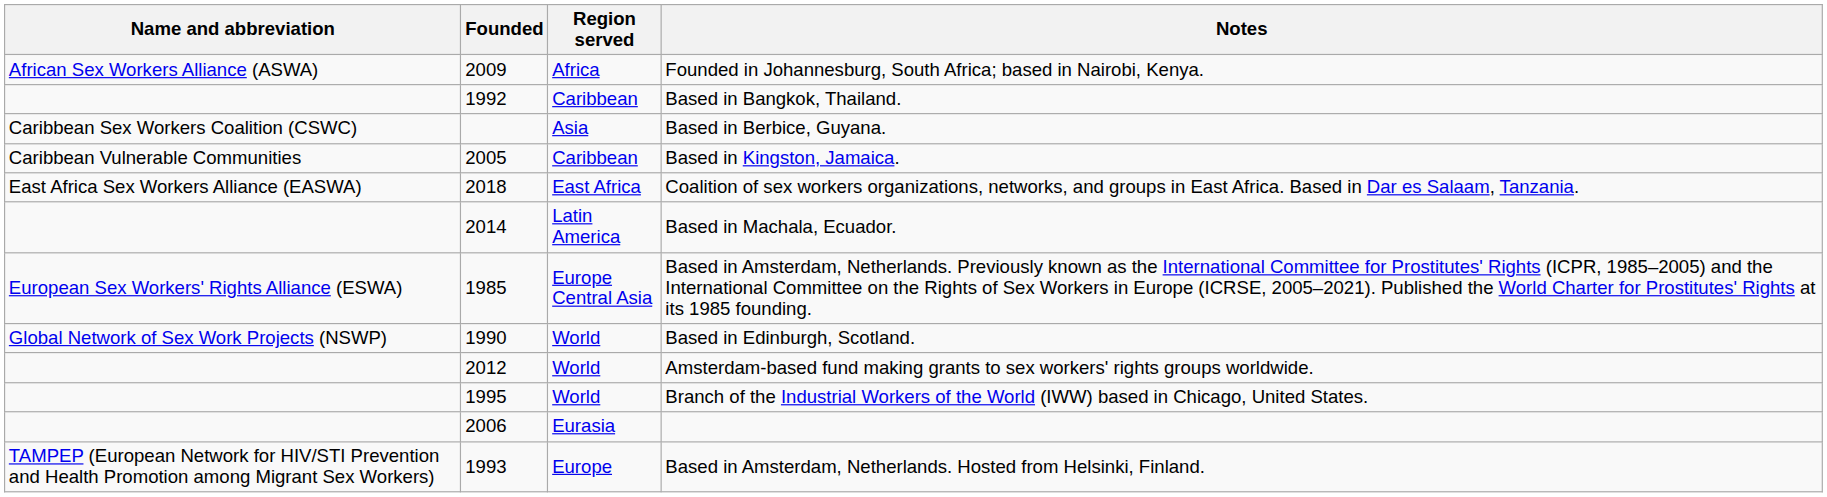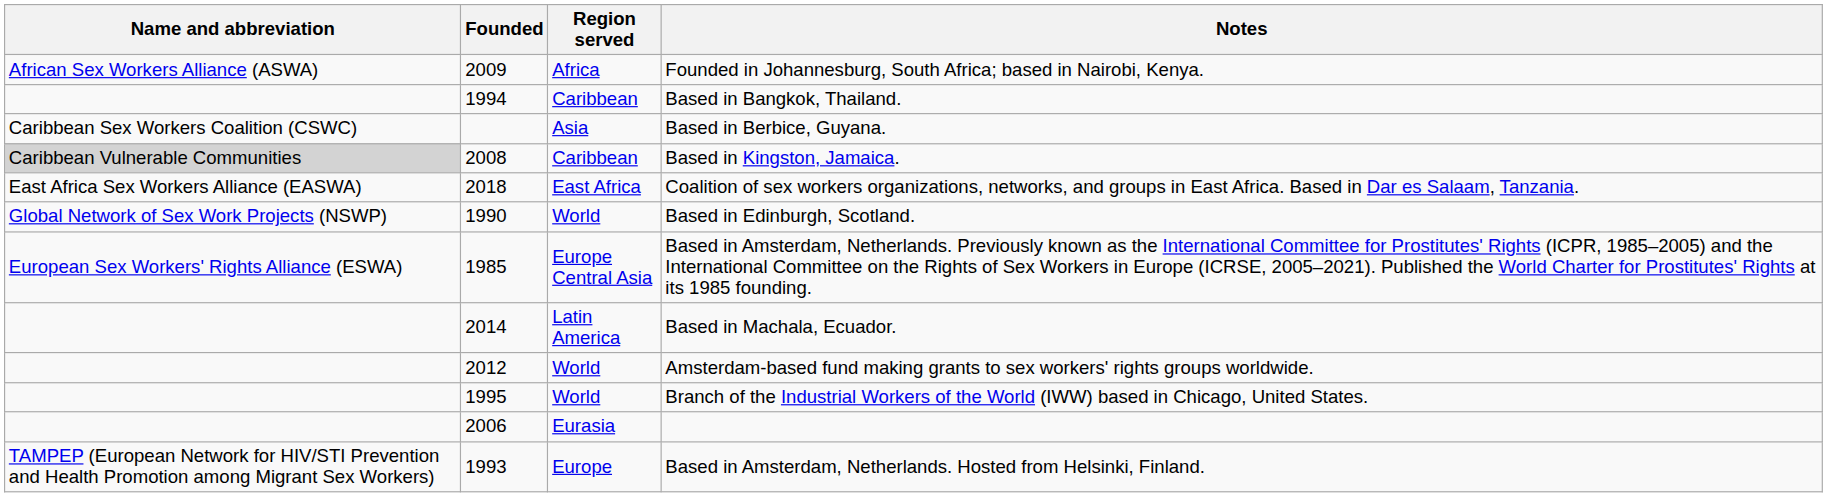(486, 98) 1992 -> (486, 98) 1994
(155, 157) no background -> (155, 157) lightgrey background
(486, 157) 2005 -> (486, 157) 2008
rows swapped: (790, 338) <-> (781, 227)
